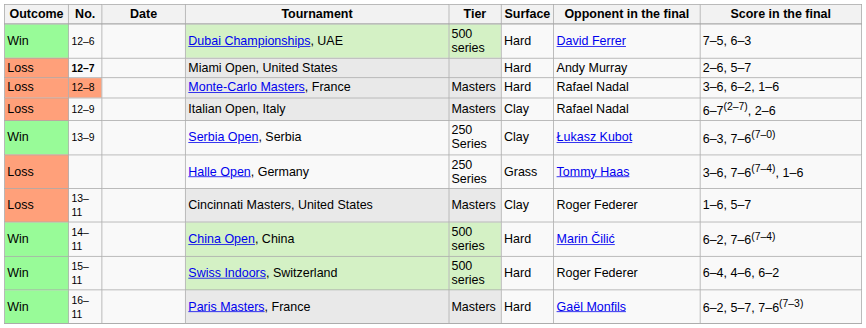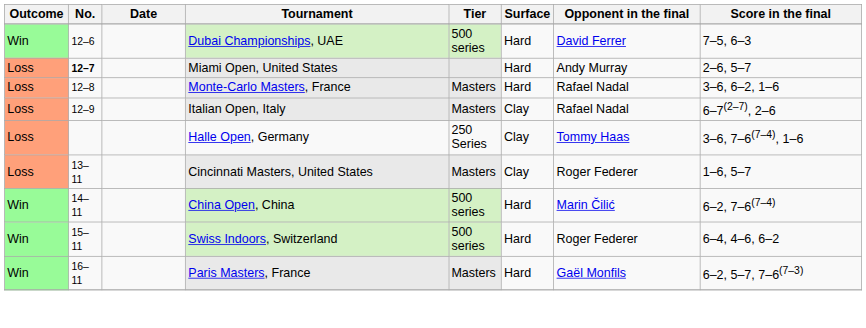(83, 88) lightsalmon background -> (83, 88) no background
- row: (245, 137)
(521, 171) Grass -> (517, 137) Clay
